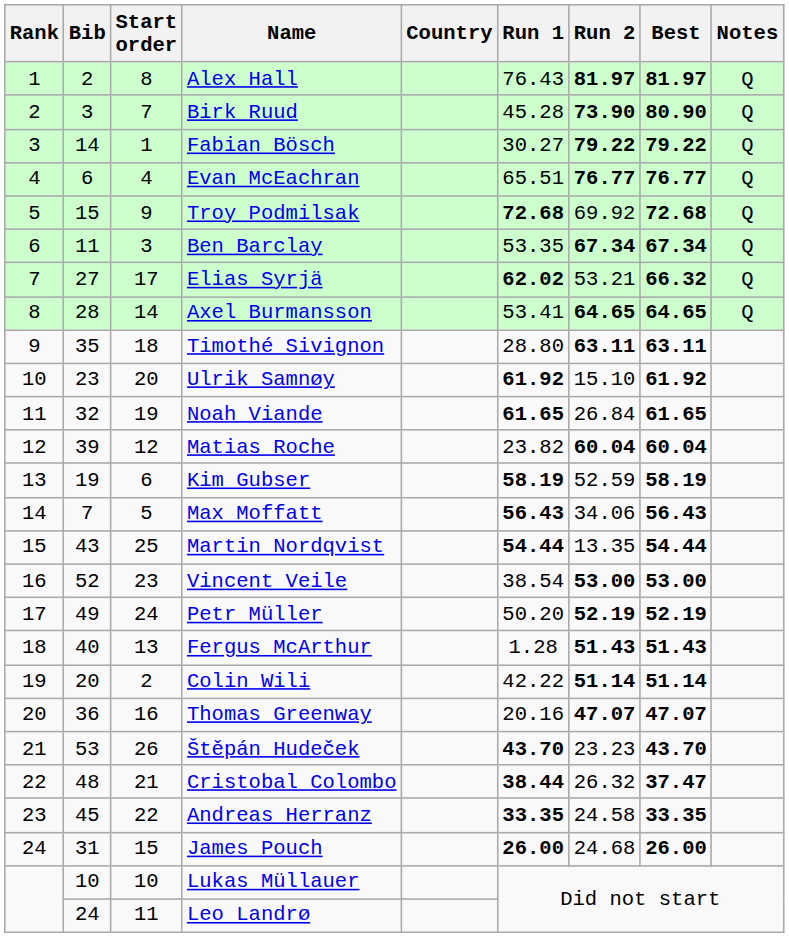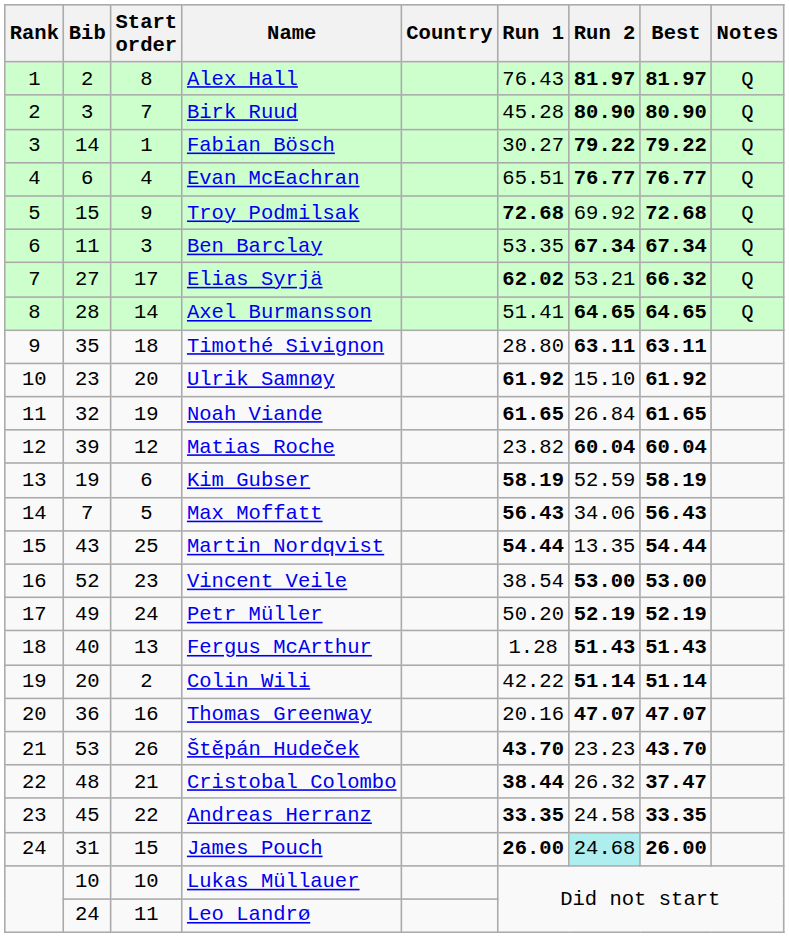(605, 112) 73.90 -> (605, 112) 80.90
(533, 313) 53.41 -> (533, 313) 51.41
(605, 849) no background -> (605, 849) paleturquoise background
